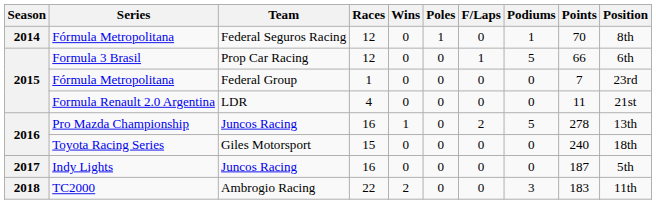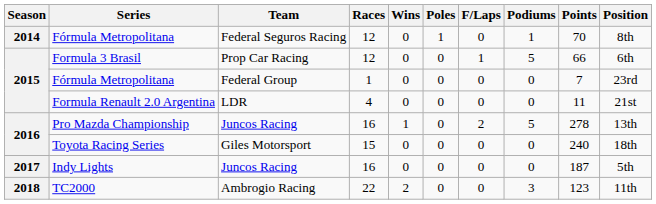(579, 188) 183 -> (579, 188) 123
